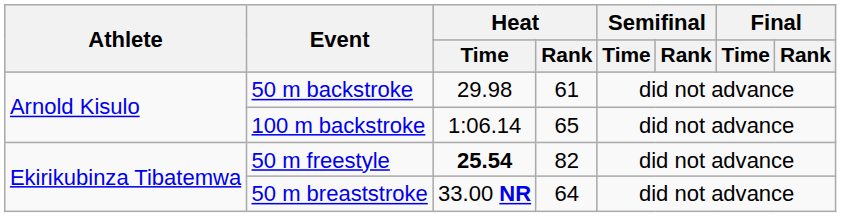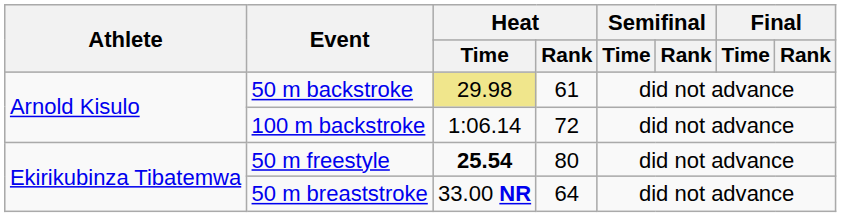(485, 90) no background -> (485, 90) khaki background
(567, 125) 65 -> (567, 125) 72
(567, 160) 82 -> (567, 160) 80
